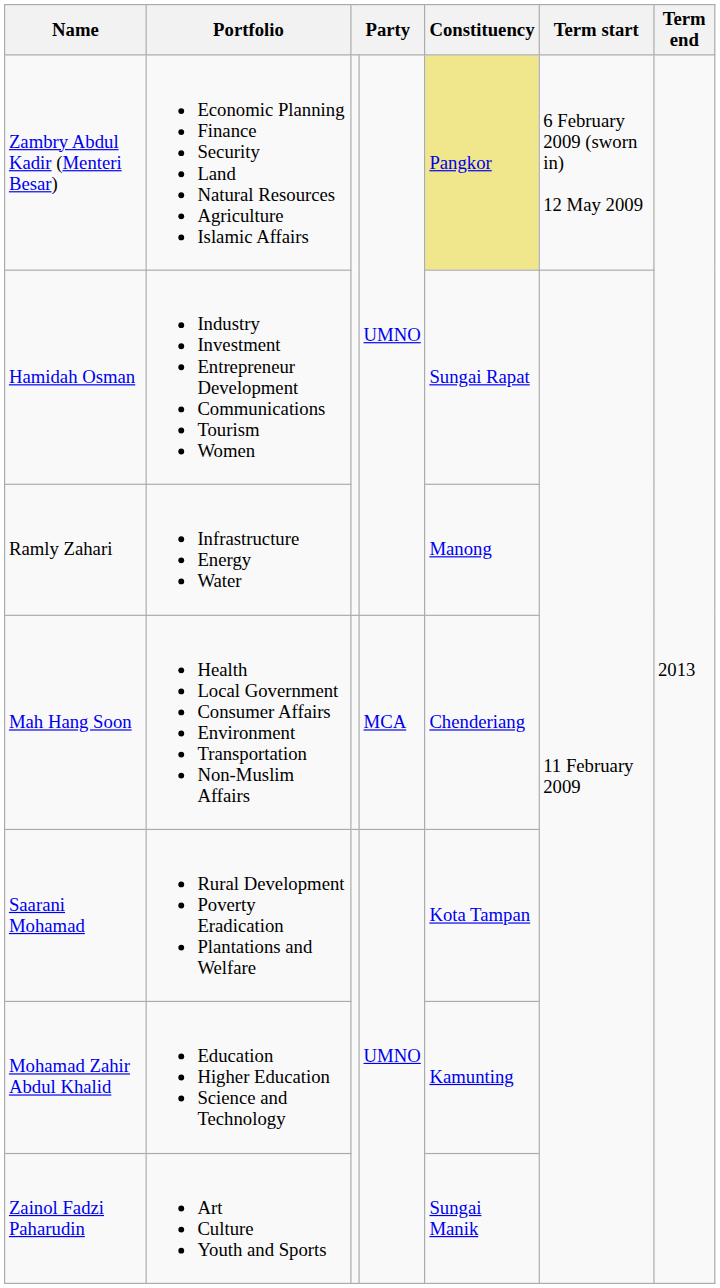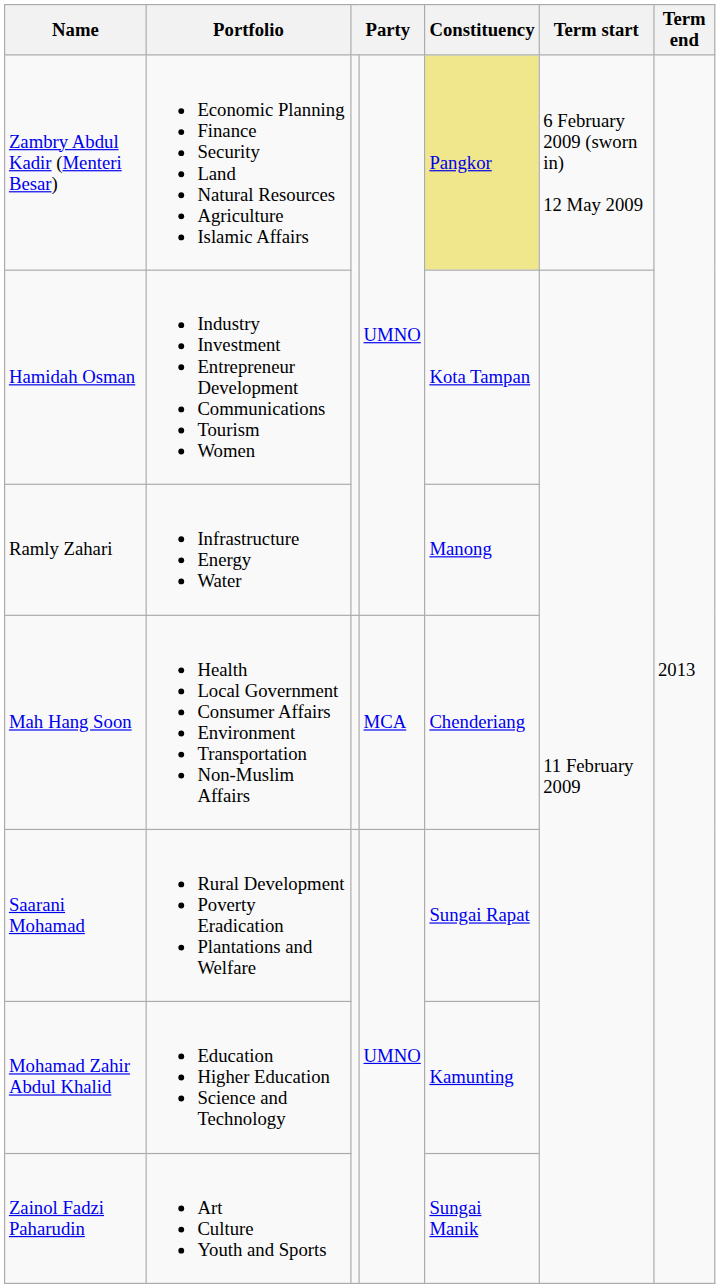(480, 377) Sungai Rapat -> (480, 377) Kota Tampan
(480, 915) Kota Tampan -> (480, 915) Sungai Rapat
